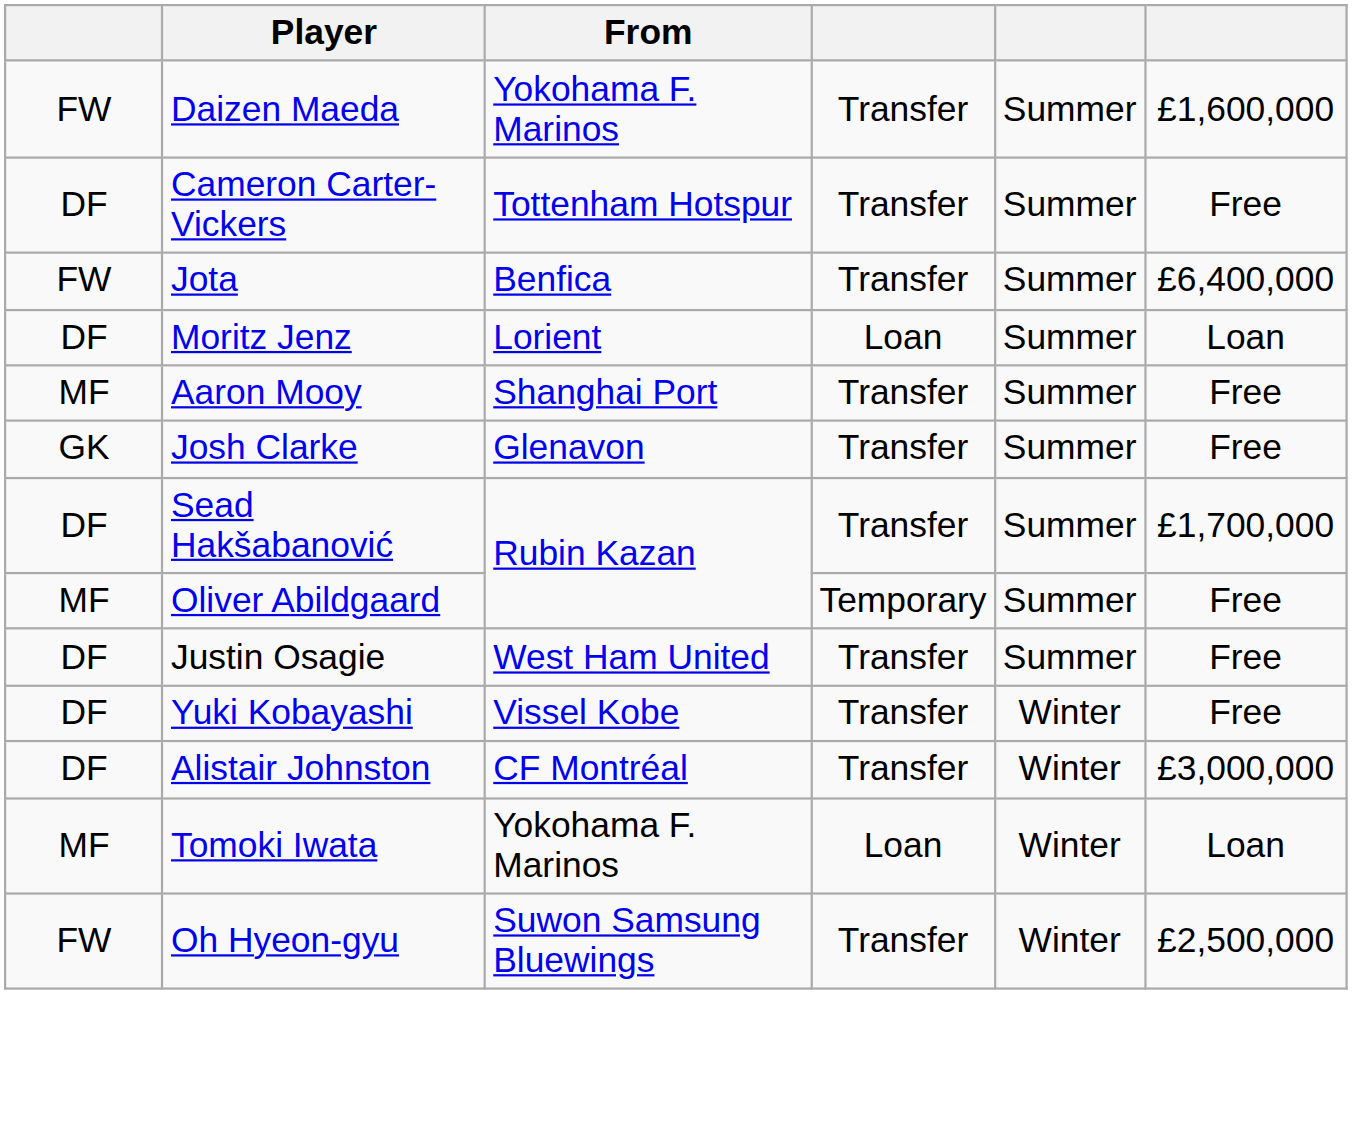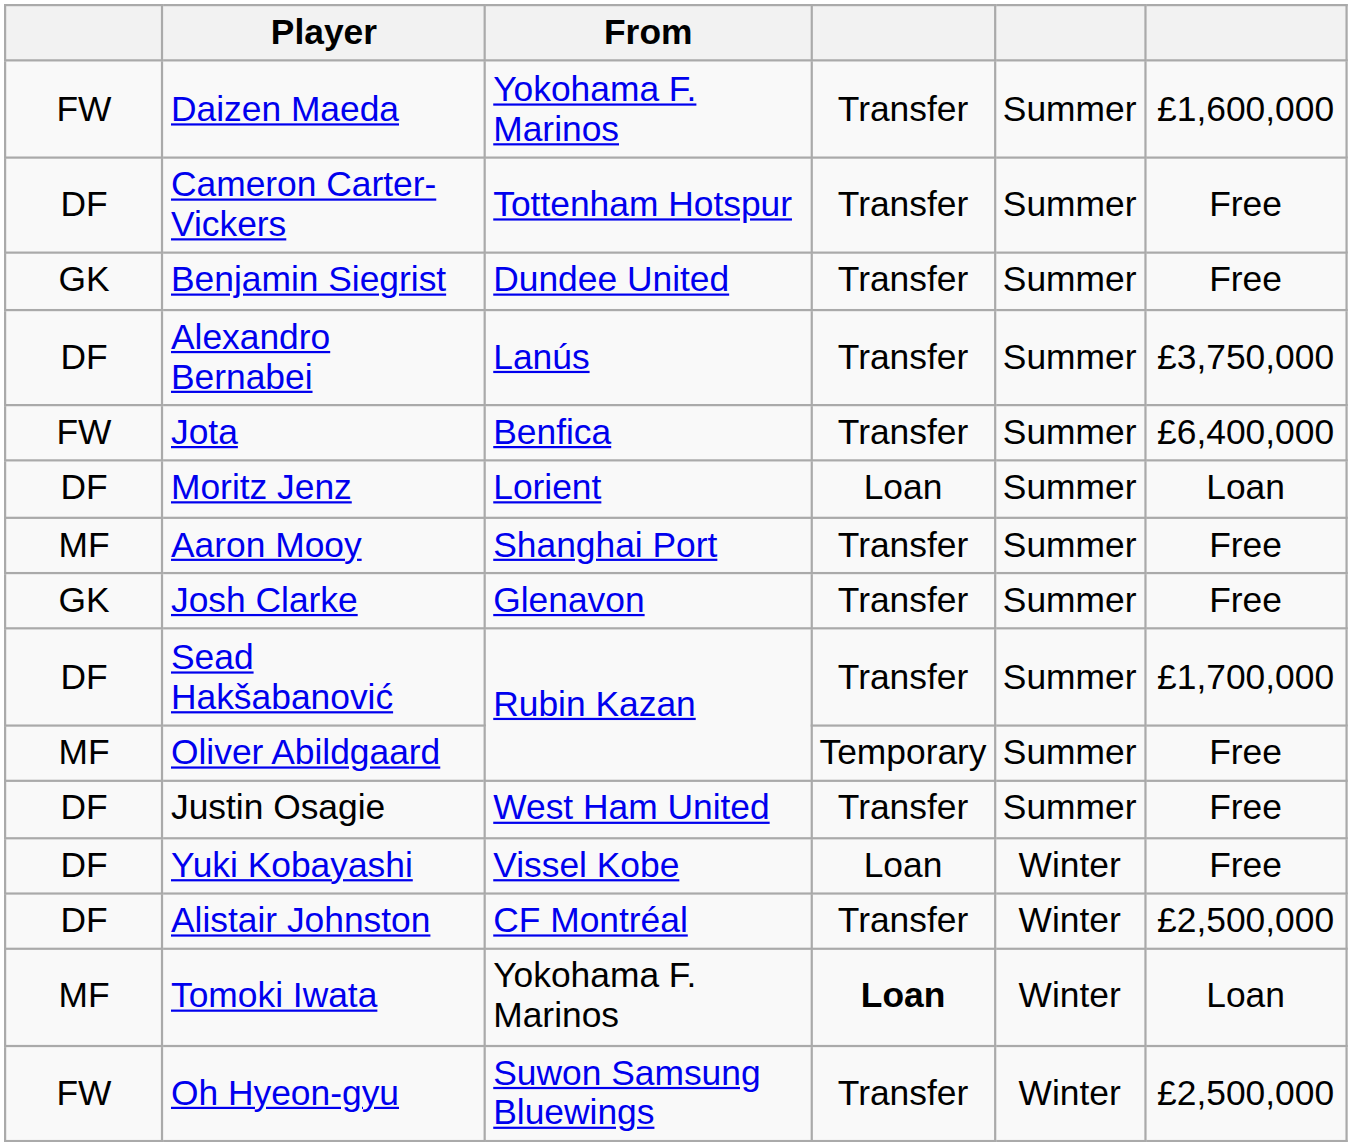+ row: (309, 280)
+ row: (251, 356)
(903, 712) Transfer -> (903, 864) Loan
(1246, 768) £3,000,000 -> (1246, 920) £2,500,000
(903, 844) normal -> (903, 996) bold
